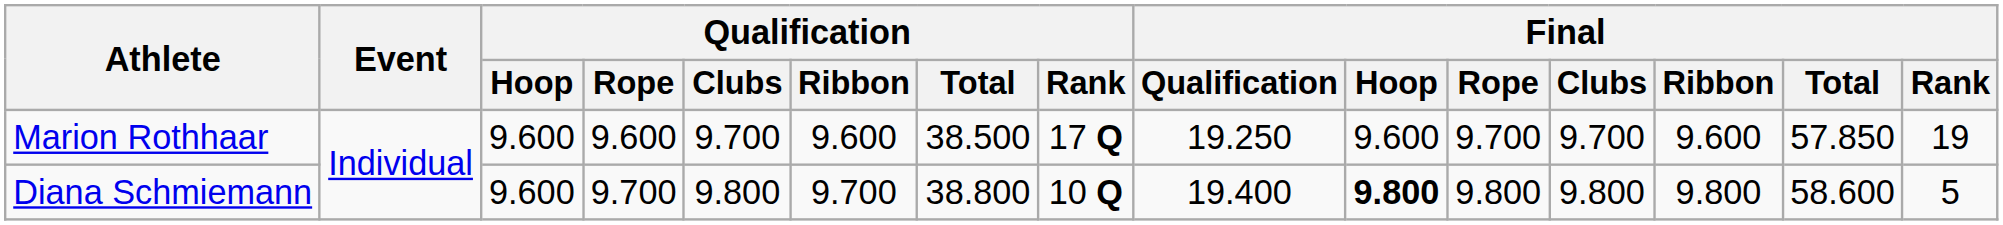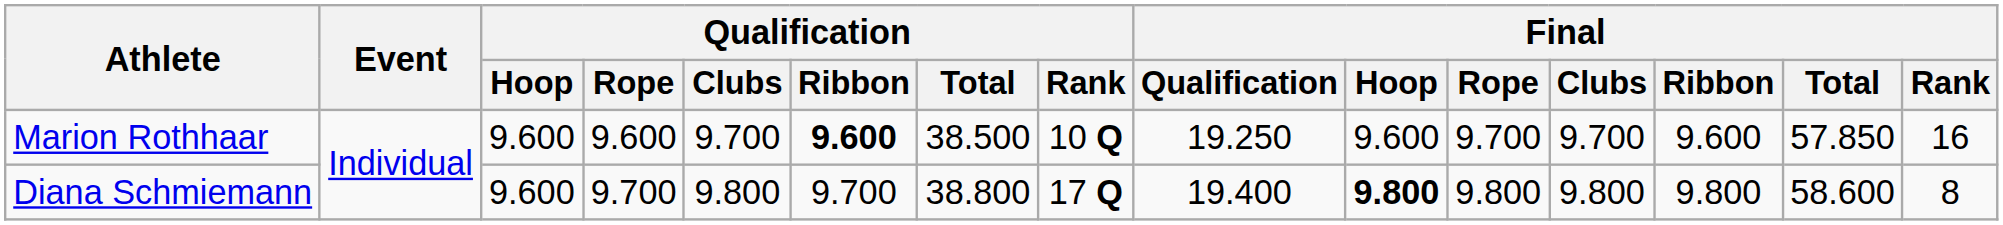(854, 138) normal -> (854, 138) bold
(1086, 138) 17 Q -> (1086, 138) 10 Q
(1950, 138) 19 -> (1950, 138) 16
(1086, 192) 10 Q -> (1086, 192) 17 Q
(1950, 192) 5 -> (1950, 192) 8
